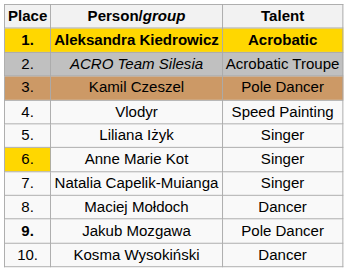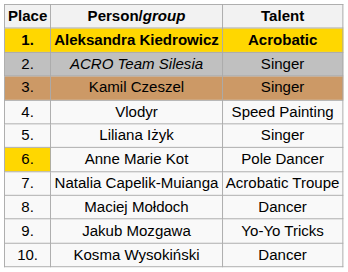(283, 64) Acrobatic Troupe -> (283, 64) Singer
(283, 87) Pole Dancer -> (283, 87) Singer
(283, 159) Singer -> (283, 159) Pole Dancer
(283, 183) Singer -> (283, 183) Acrobatic Troupe
(28, 231) bold -> (28, 231) normal
(283, 231) Pole Dancer -> (283, 231) Yo-Yo Tricks
